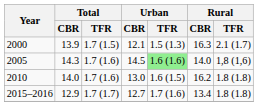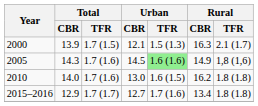(202, 61) 14.0 -> (202, 61) 14.9
